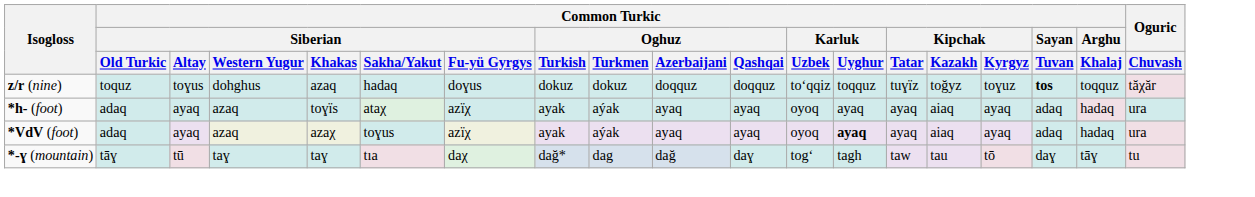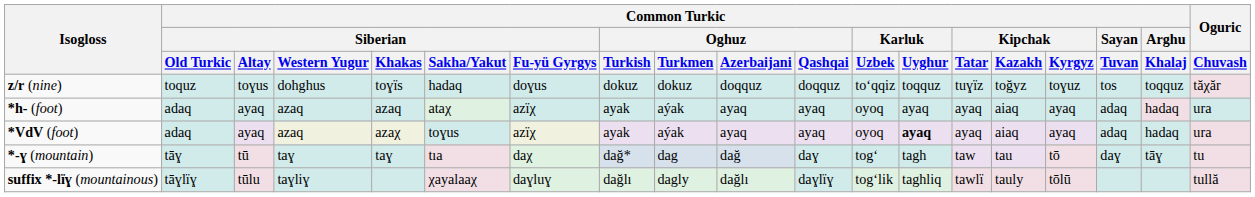(323, 85) azaq -> (389, 85) toɣïs
(1044, 85) bold -> (1109, 85) normal
(324, 109) toɣïs -> (388, 109) azaq
+ row: (83, 179)
